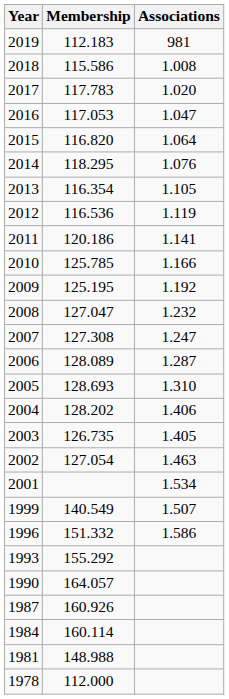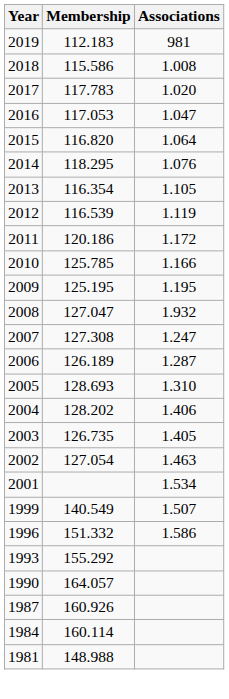(88, 213) 116.536 -> (88, 213) 116.539
(179, 238) 1.141 -> (179, 238) 1.172
(179, 287) 1.192 -> (179, 287) 1.195
(179, 312) 1.232 -> (179, 312) 1.932
(88, 361) 128.089 -> (88, 361) 126.189
- row: (24, 681)
